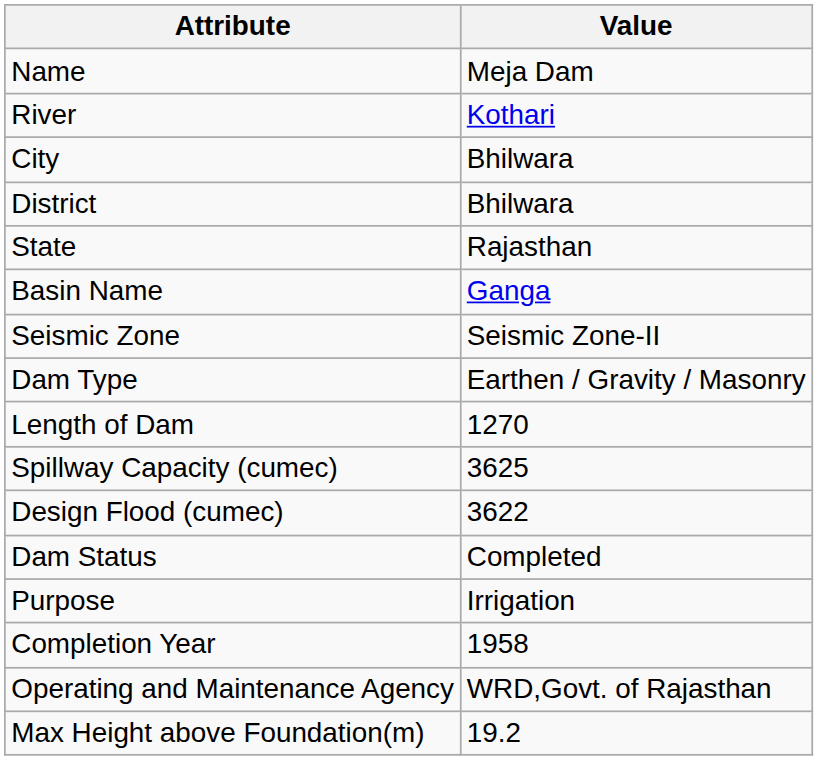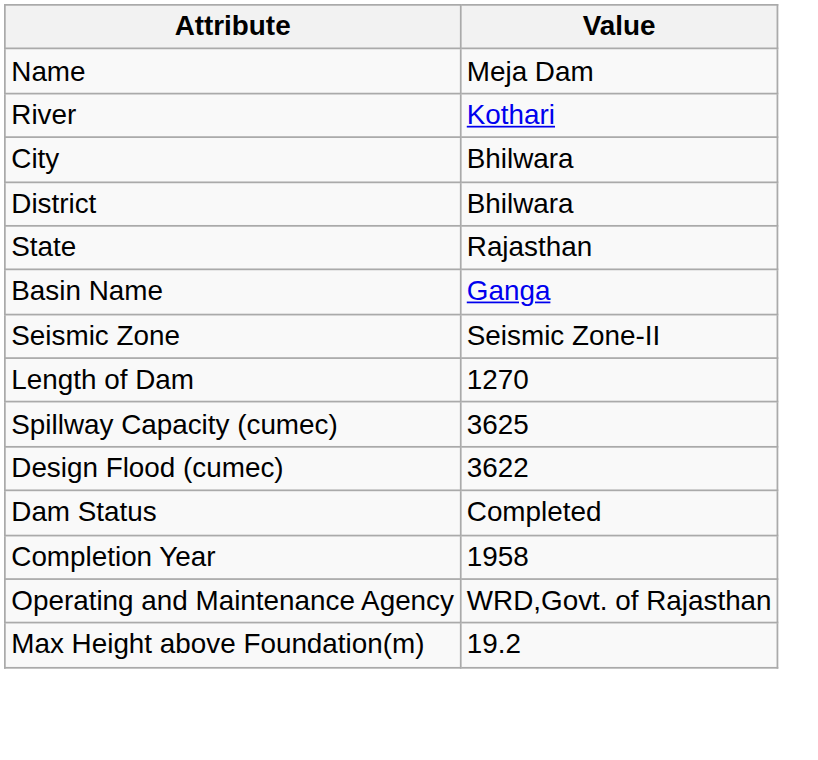- row: (74, 379)
- row: (63, 600)
